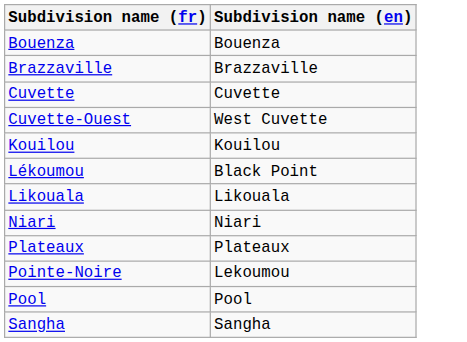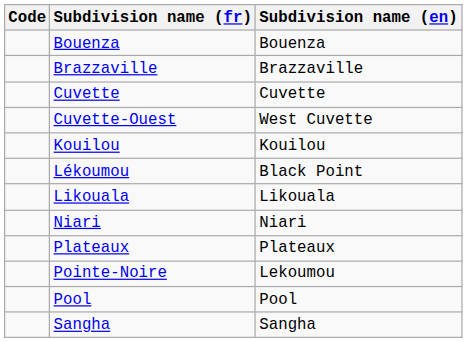+ column: (27, 17)
